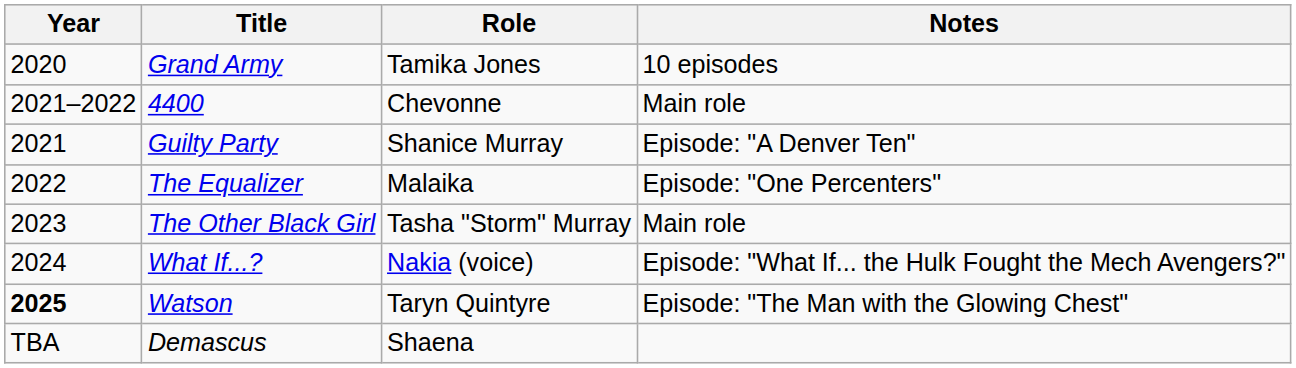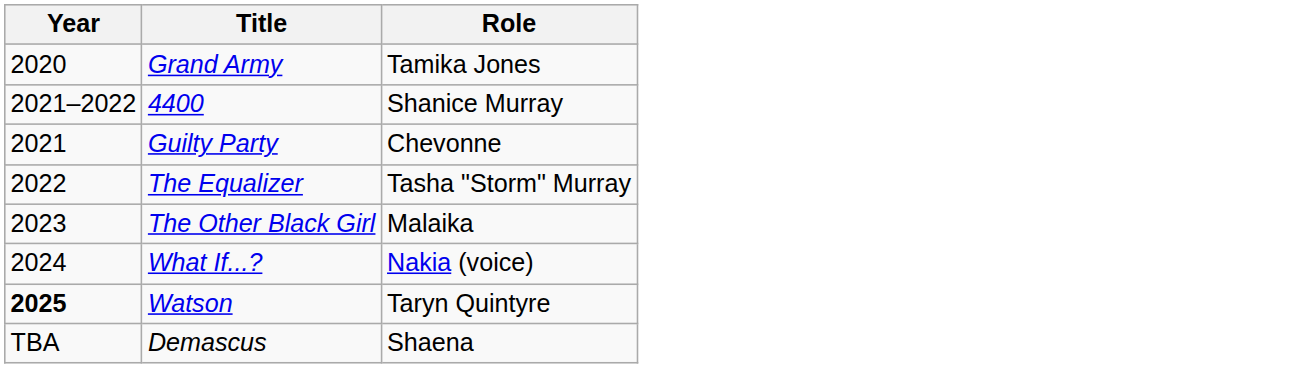- column: (964, 24)
(444, 104) Chevonne -> (475, 104) Shanice Murray
(475, 143) Shanice Murray -> (444, 143) Chevonne
(430, 183) Malaika -> (509, 183) Tasha "Storm" Murray
(509, 223) Tasha "Storm" Murray -> (430, 223) Malaika
